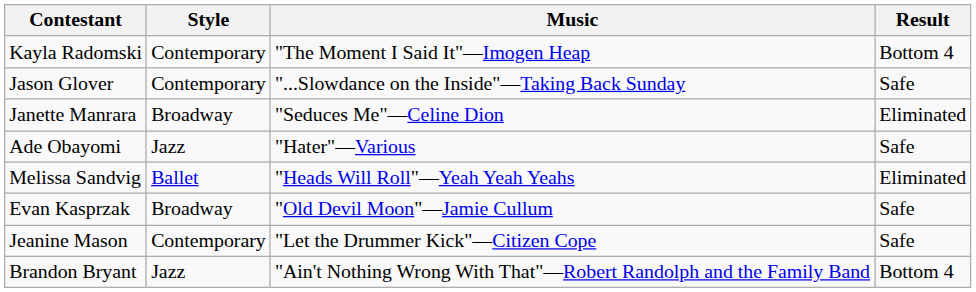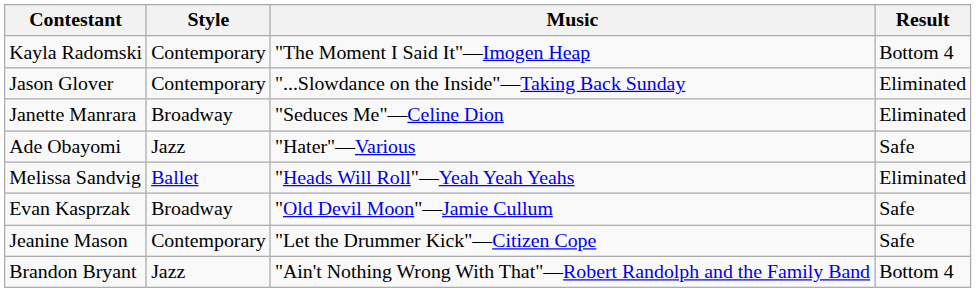(897, 83) Safe -> (923, 83) Eliminated
